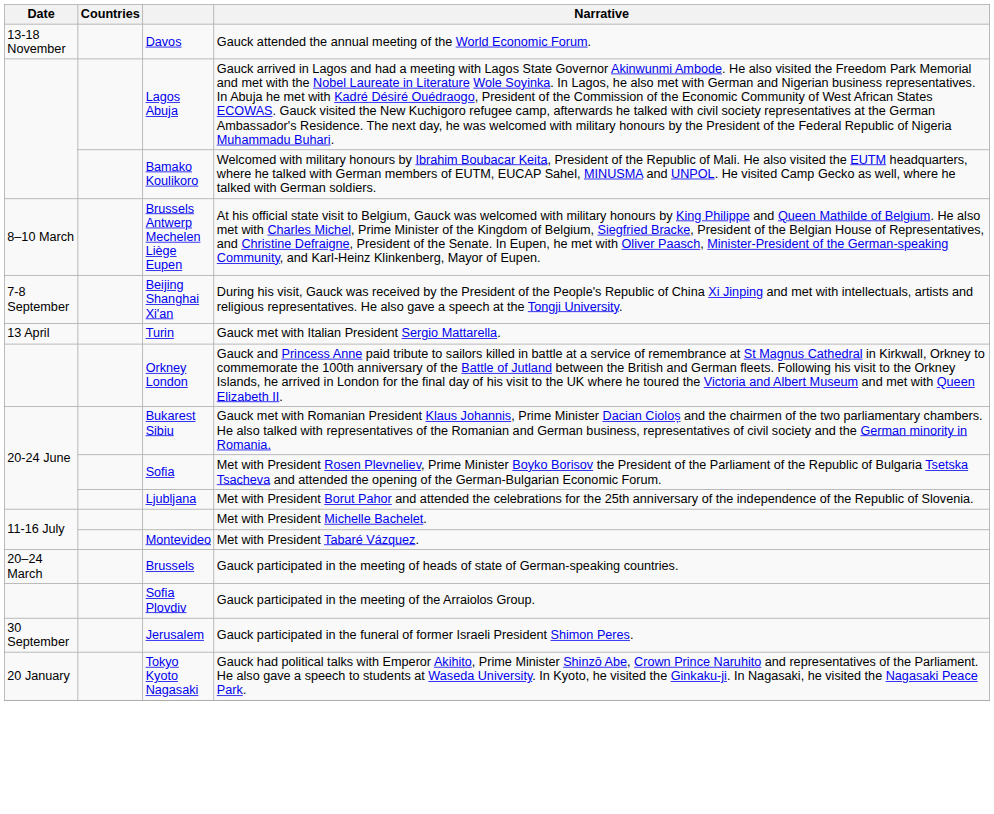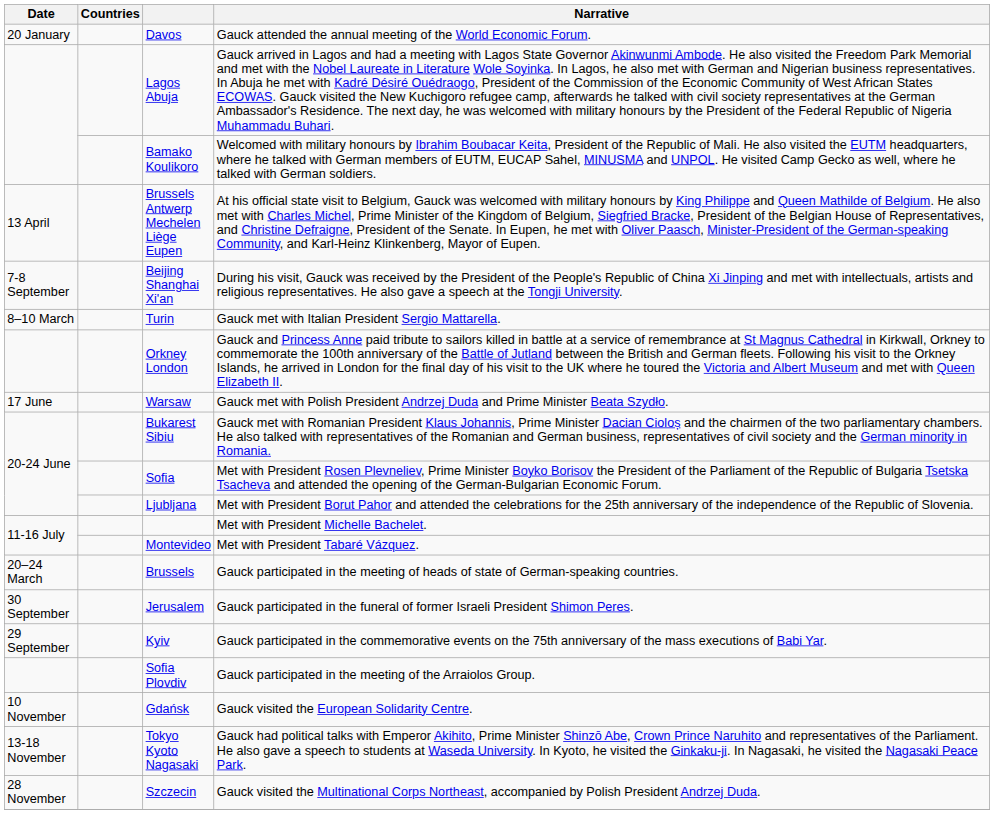(36, 41) 13-18 November -> (39, 34) 20 January
(41, 236) 8–10 March -> (28, 222) 13 April
(28, 333) 13 April -> (41, 319) 8–10 March
+ row: (168, 402)
rows swapped: (166, 600) <-> (175, 635)
+ row: (158, 640)
+ row: (167, 709)
(39, 676) 20 January -> (36, 750) 13-18 November
+ row: (171, 792)
